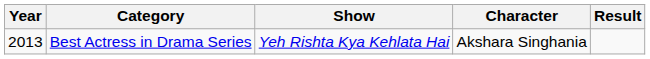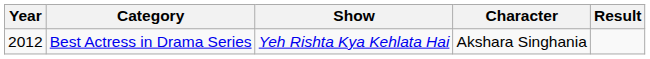(25, 41) 2013 -> (25, 41) 2012
